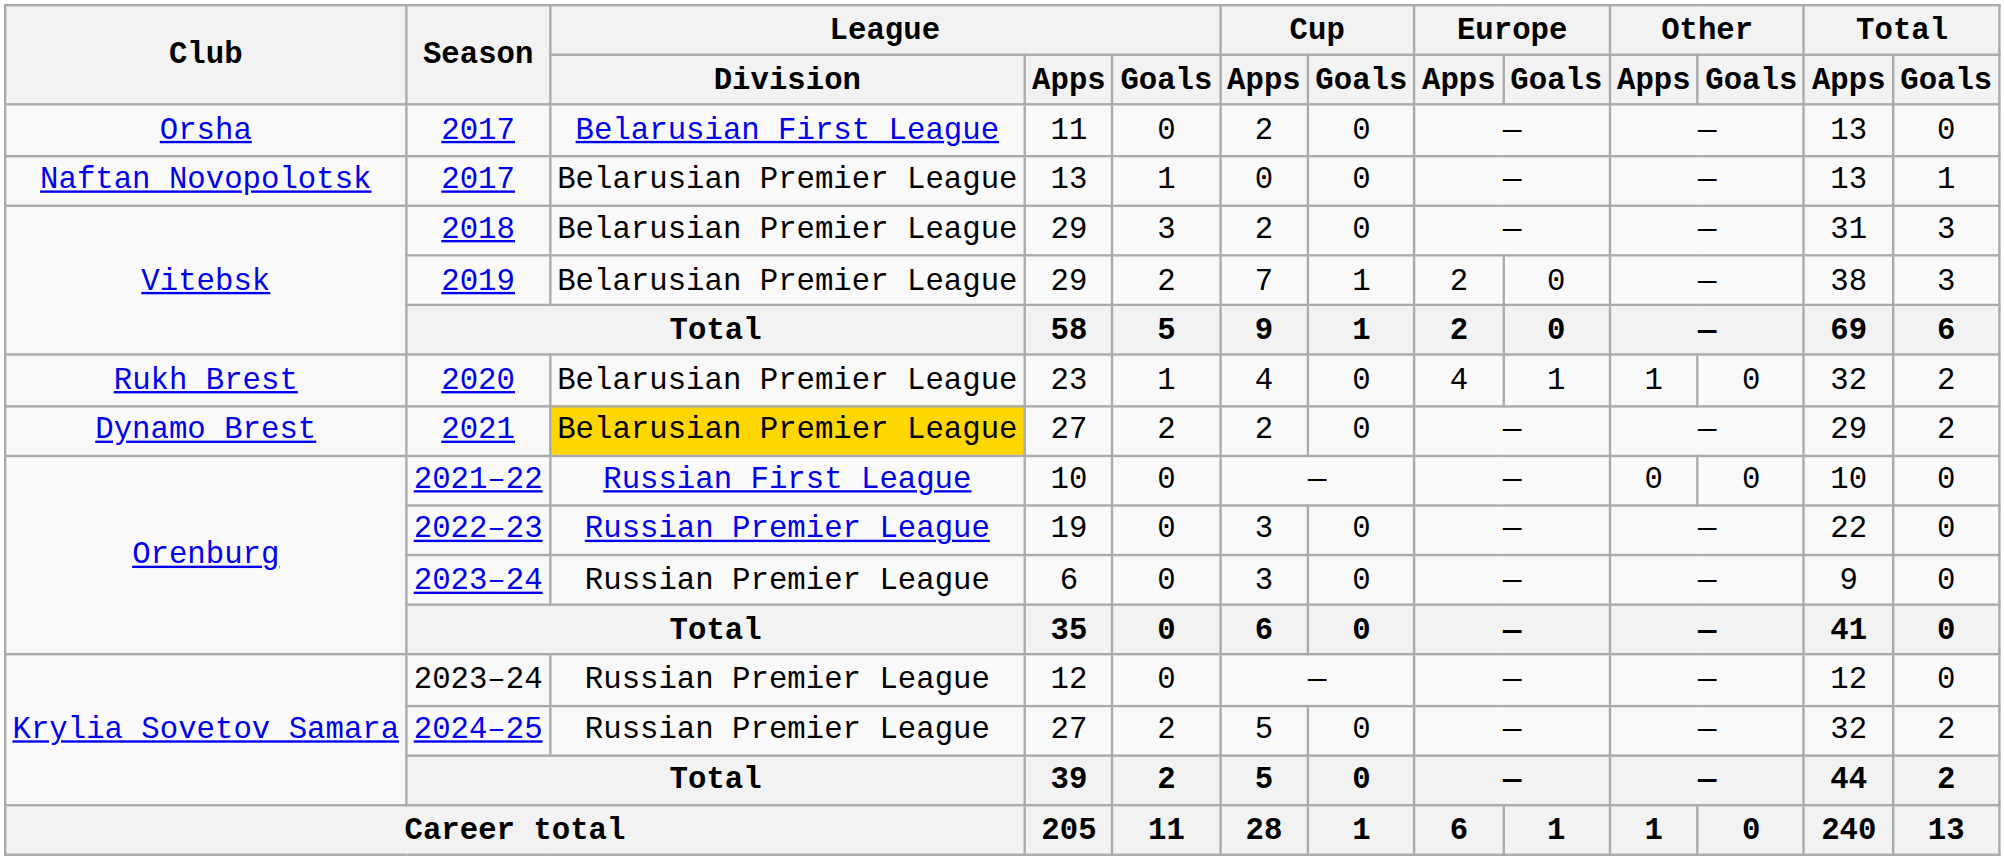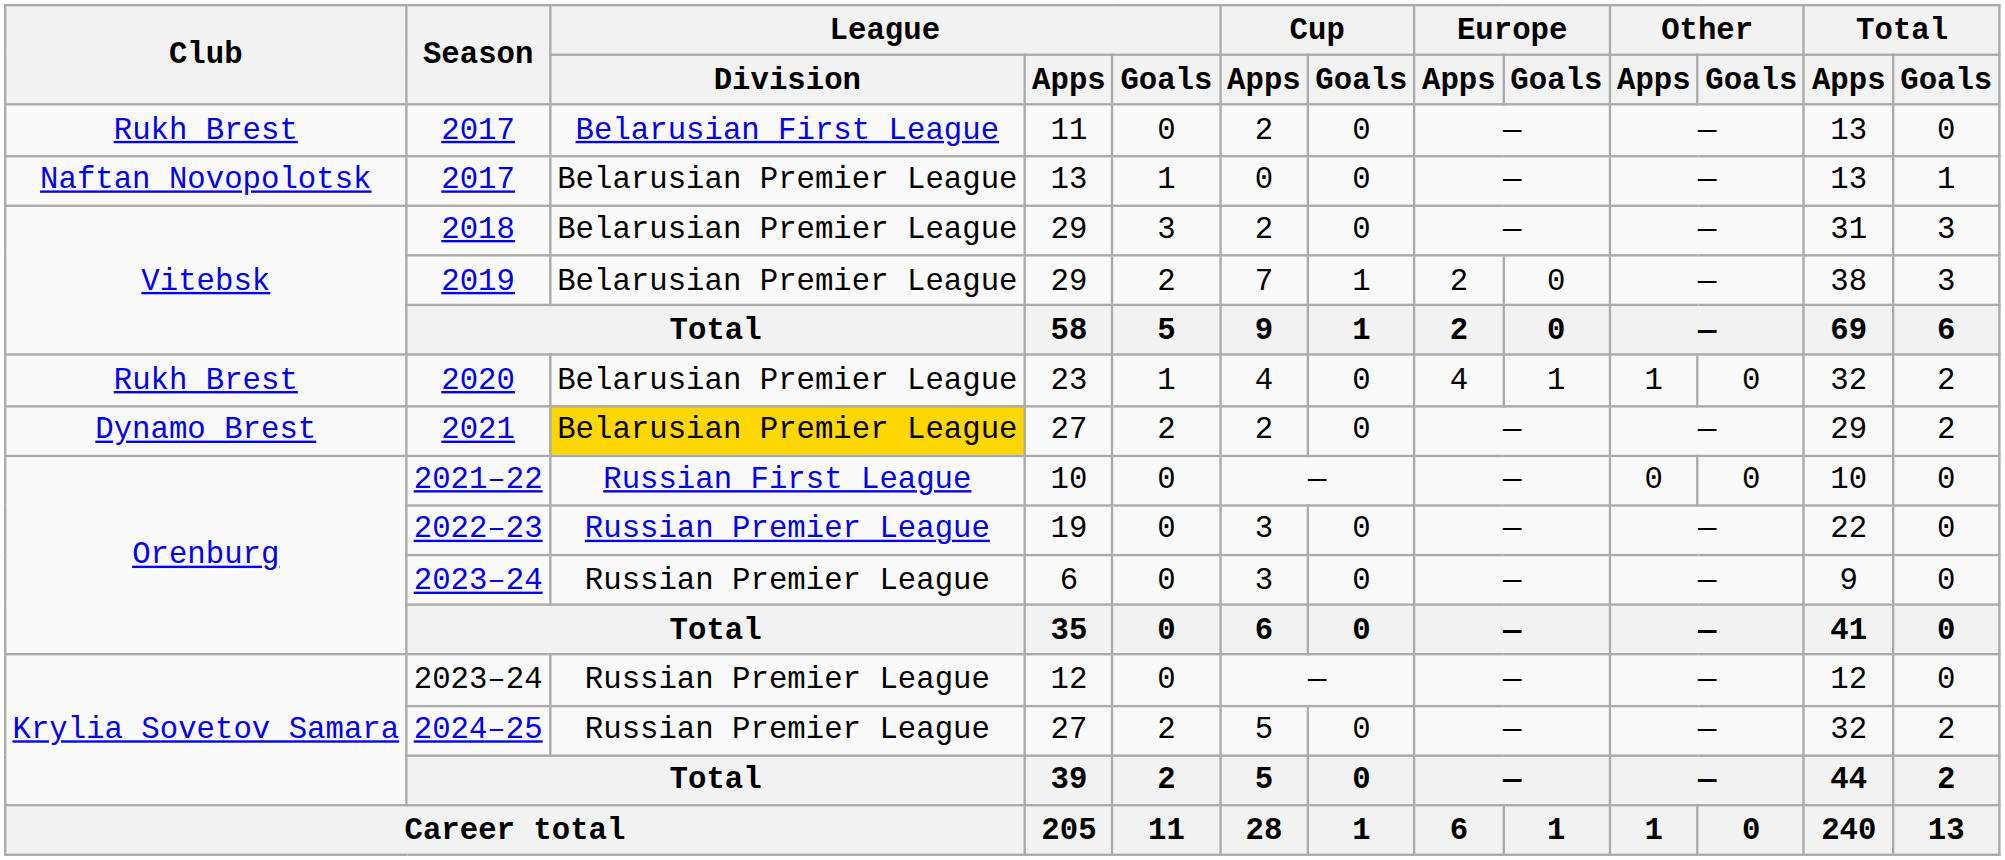(206, 130) Orsha -> (206, 130) Rukh Brest
